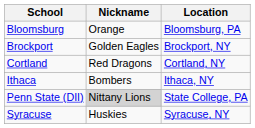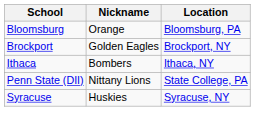- row: (27, 64)
(120, 98) lightgrey background -> (120, 81) no background
